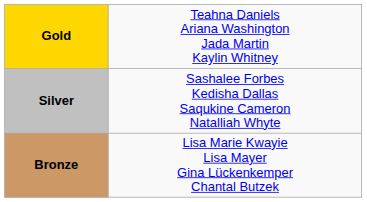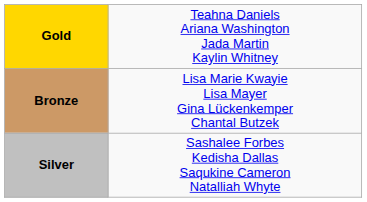rows swapped: (56, 100) <-> (56, 165)
